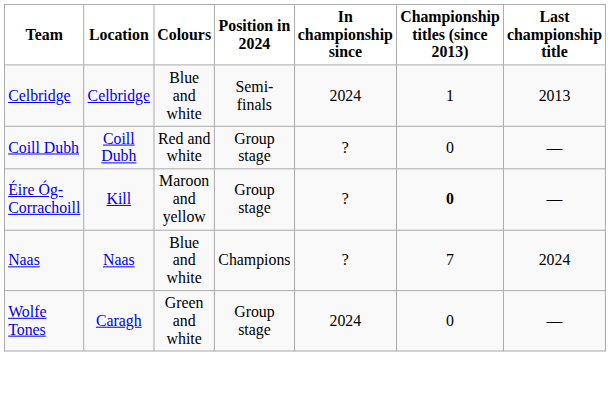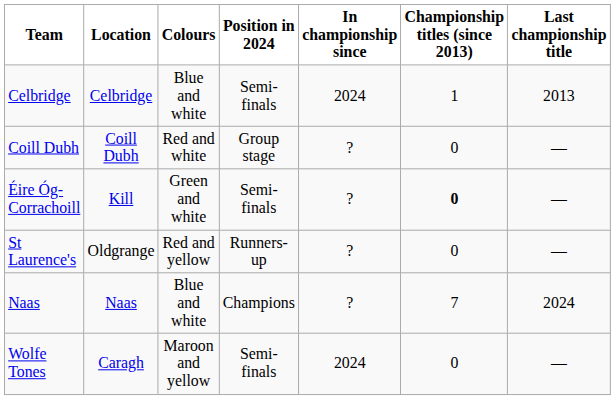(184, 199) Maroon and yellow -> (189, 199) Green and white
(254, 199) Group stage -> (259, 199) Semi-finals
+ row: (42, 251)
(184, 320) Green and white -> (189, 363) Maroon and yellow
(254, 320) Group stage -> (259, 363) Semi-finals
